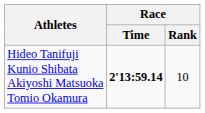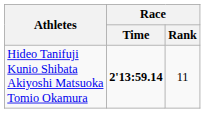(183, 77) 10 -> (183, 77) 11
